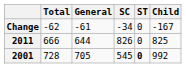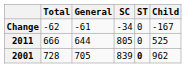(125, 41) 826 -> (125, 41) 805
(160, 41) 825 -> (160, 41) 525
(125, 56) 545 -> (125, 56) 839
(160, 56) 992 -> (160, 56) 962
